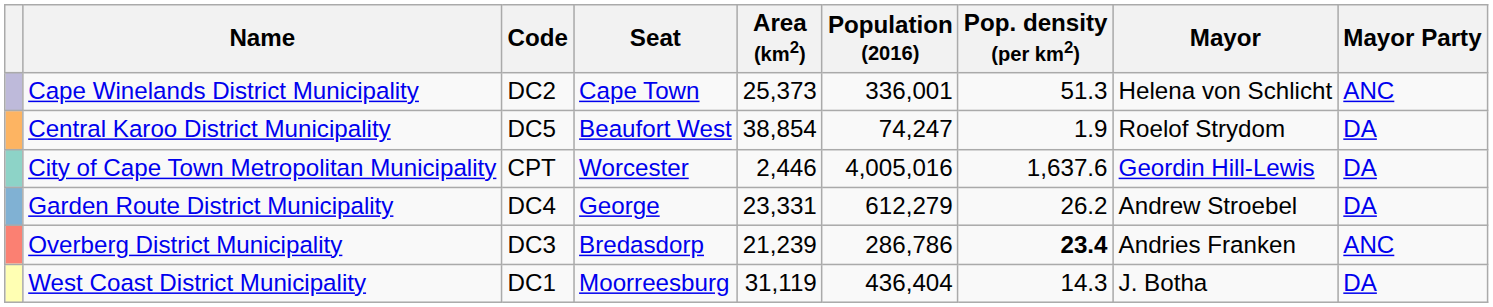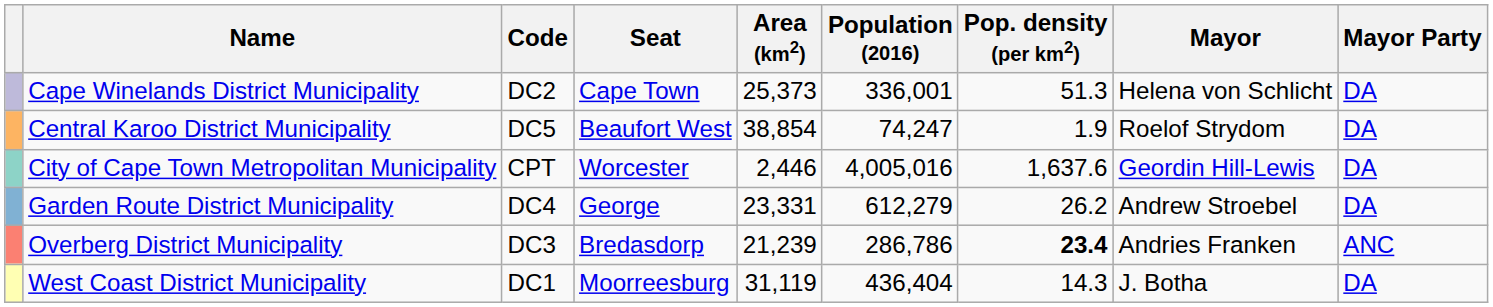(1369, 91) ANC -> (1360, 91) DA
